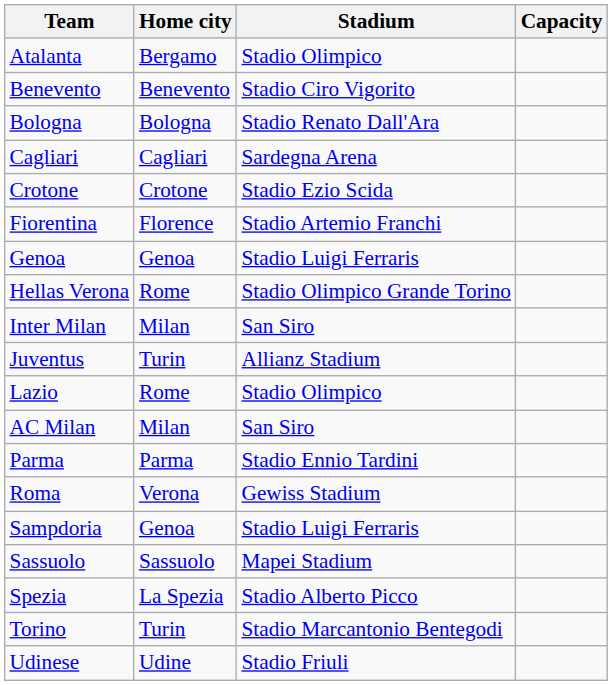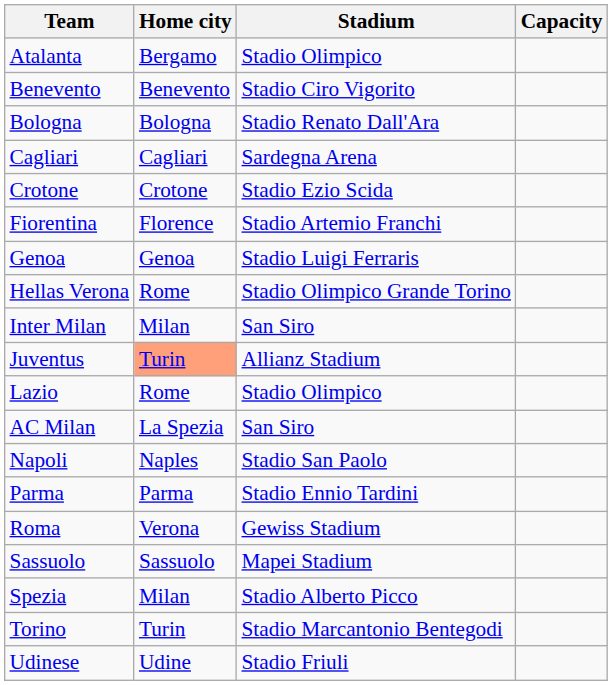(162, 358) no background -> (162, 358) lightsalmon background
(164, 426) Milan -> (181, 426) La Spezia
+ row: (39, 460)
- row: (56, 527)
(181, 595) La Spezia -> (164, 595) Milan
